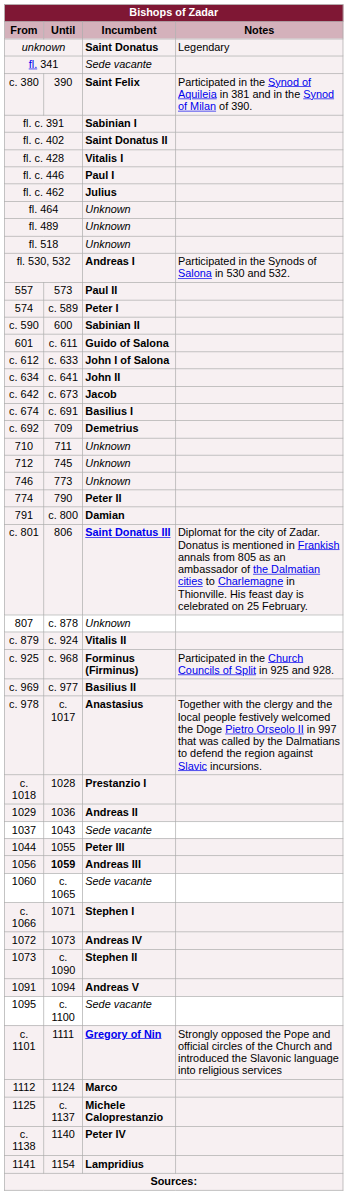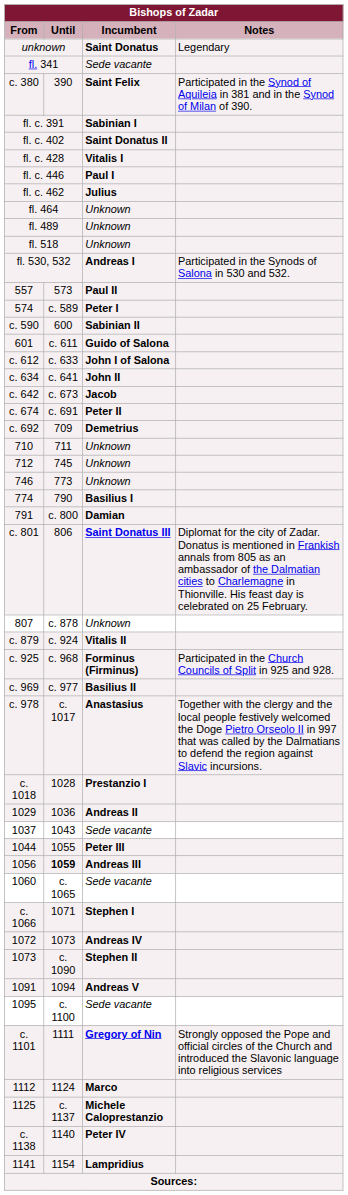(109, 412) Basilius I -> (103, 412) Peter II
(103, 498) Peter II -> (109, 498) Basilius I
